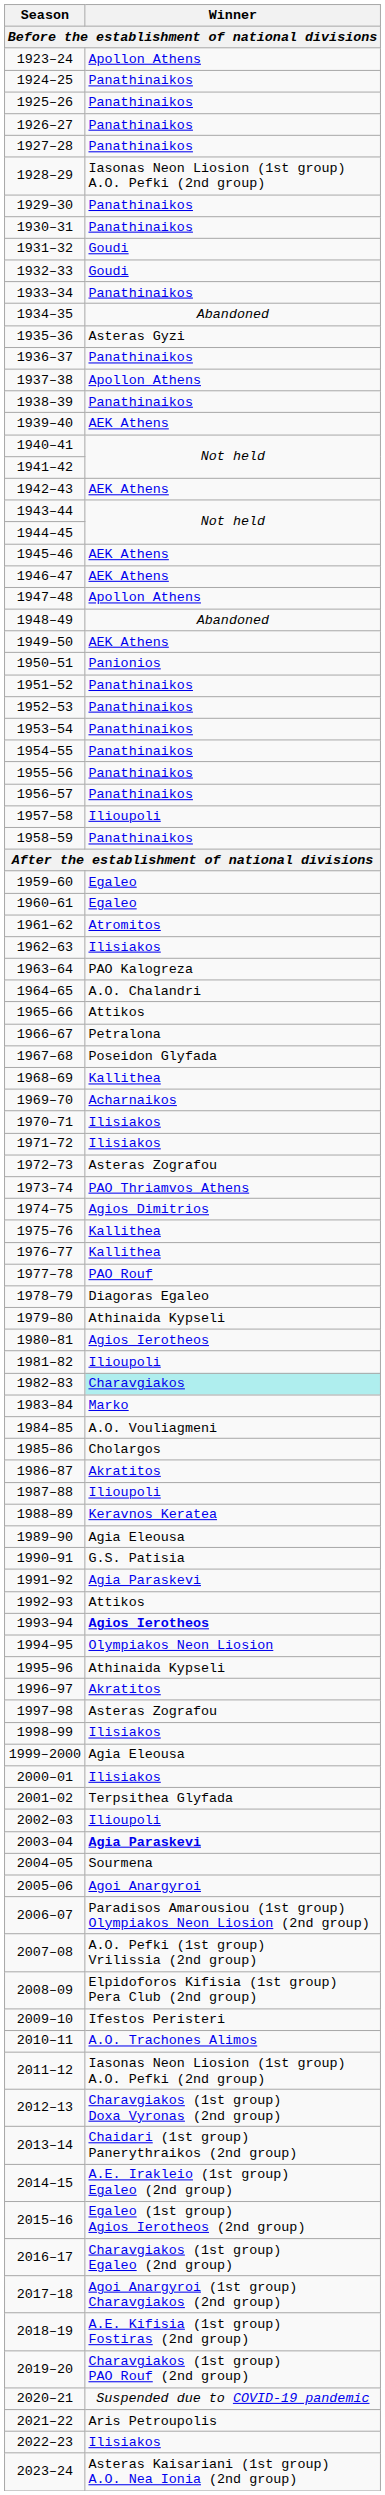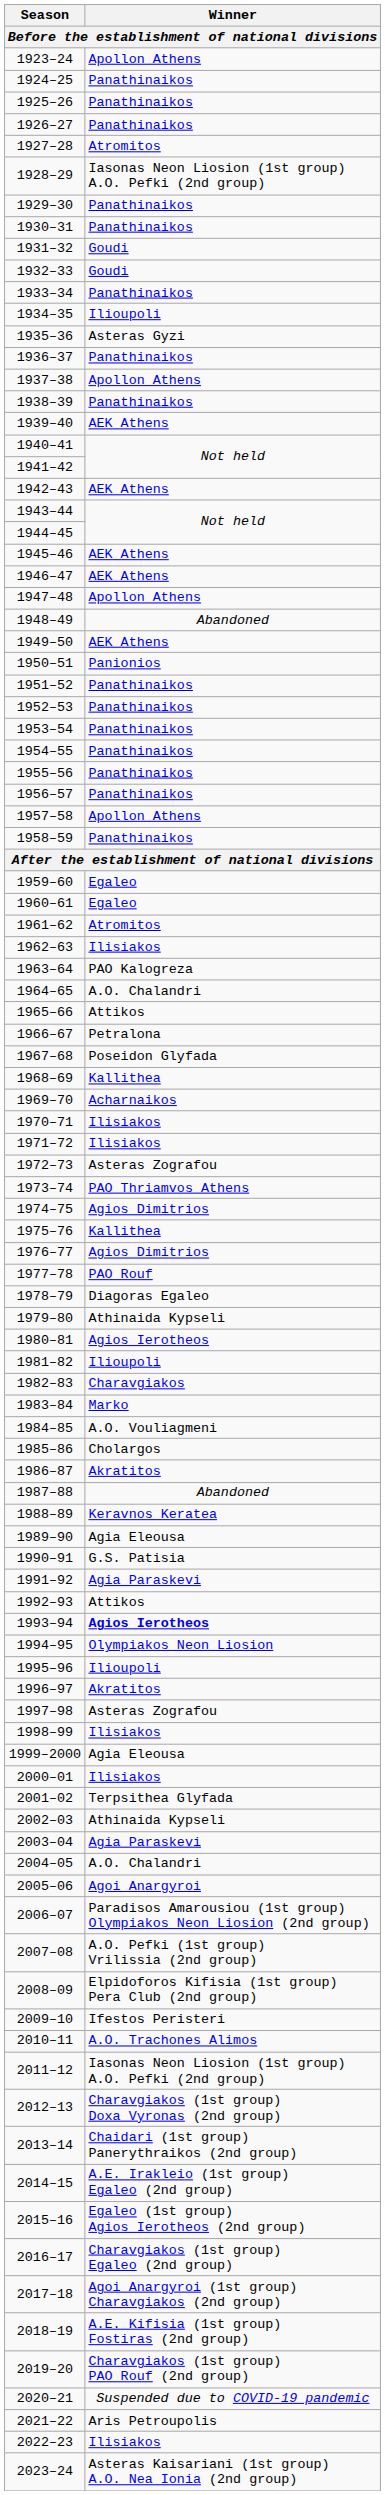(141, 146) Panathinaikos -> (125, 146) Atromitos
(233, 315) Abandoned -> (125, 315) Ilioupoli
(125, 817) Ilioupoli -> (145, 817) Apollon Athens
(125, 1253) Kallithea -> (149, 1253) Agios Dimitrios
(137, 1384) paleturquoise background -> (137, 1384) no background
(125, 1493) Ilioupoli -> (233, 1493) Abandoned
(157, 1668) Athinaida Kypseli -> (125, 1668) Ilioupoli
(125, 1820) Ilioupoli -> (157, 1820) Athinaida Kypseli
(145, 1842) bold -> (145, 1842) normal
(121, 1864) Sourmena -> (145, 1864) A.O. Chalandri
